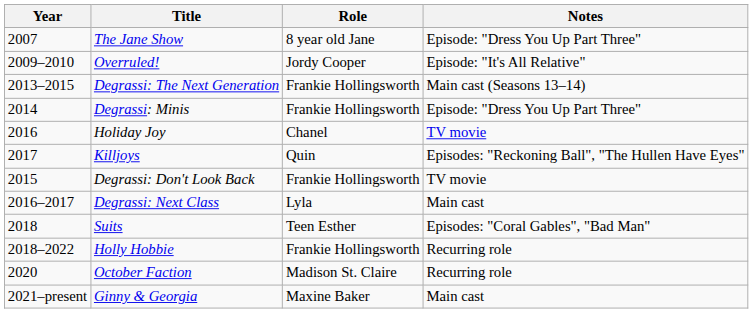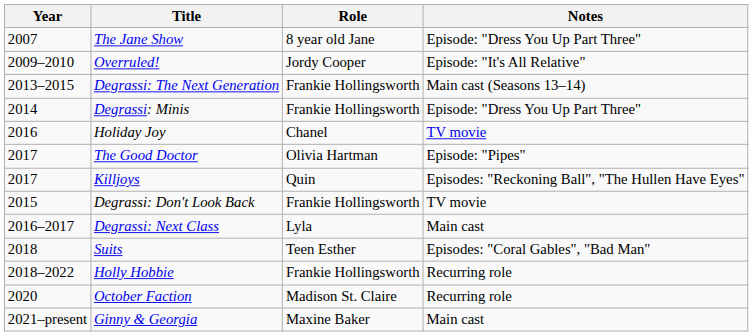+ row: (146, 156)
